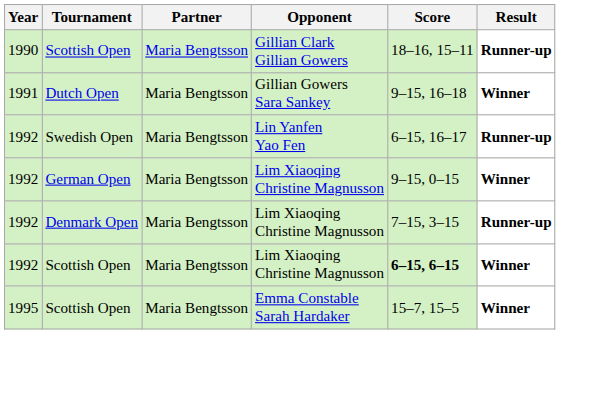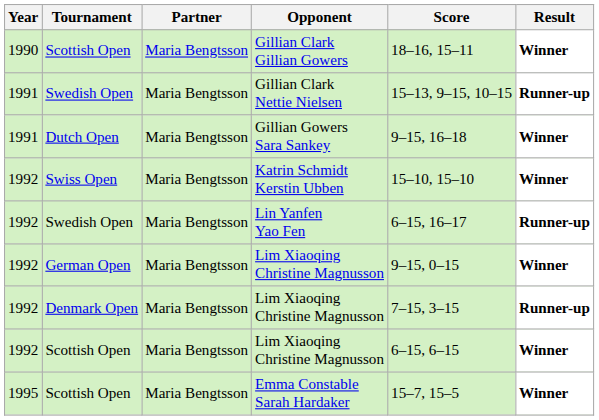(516, 51) Runner-up -> (544, 51) Winner
+ row: (89, 94)
+ row: (81, 179)
(425, 265) bold -> (425, 350) normal
